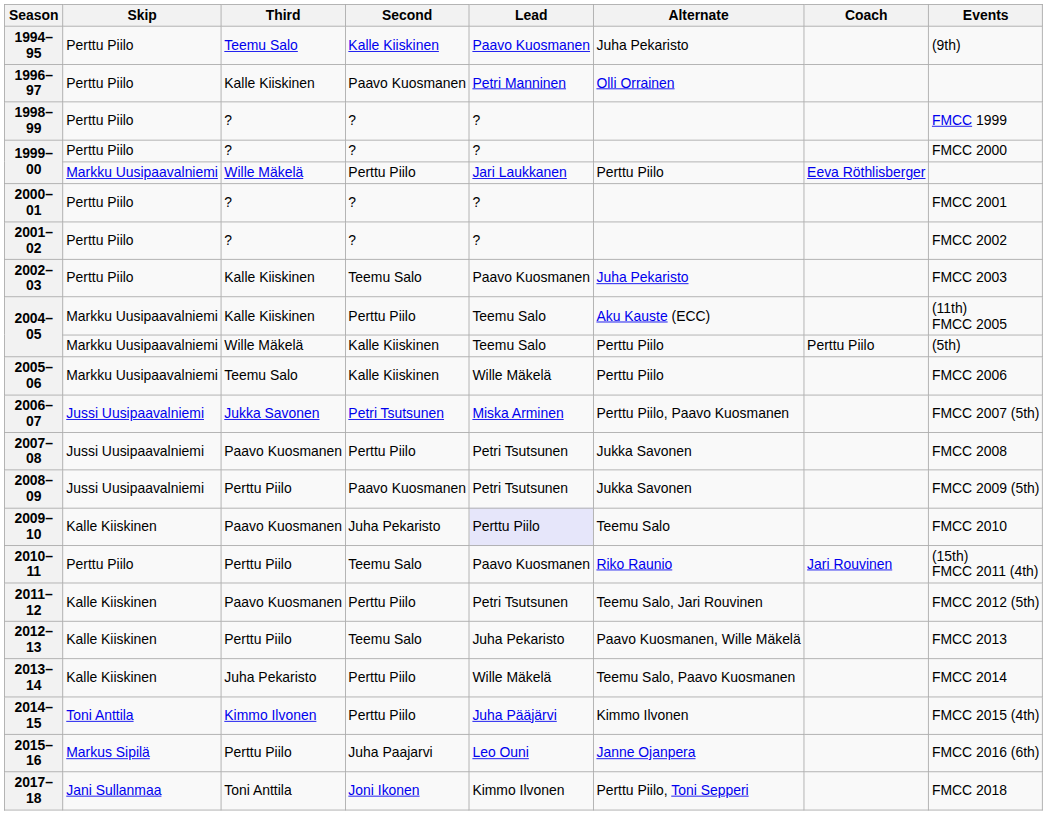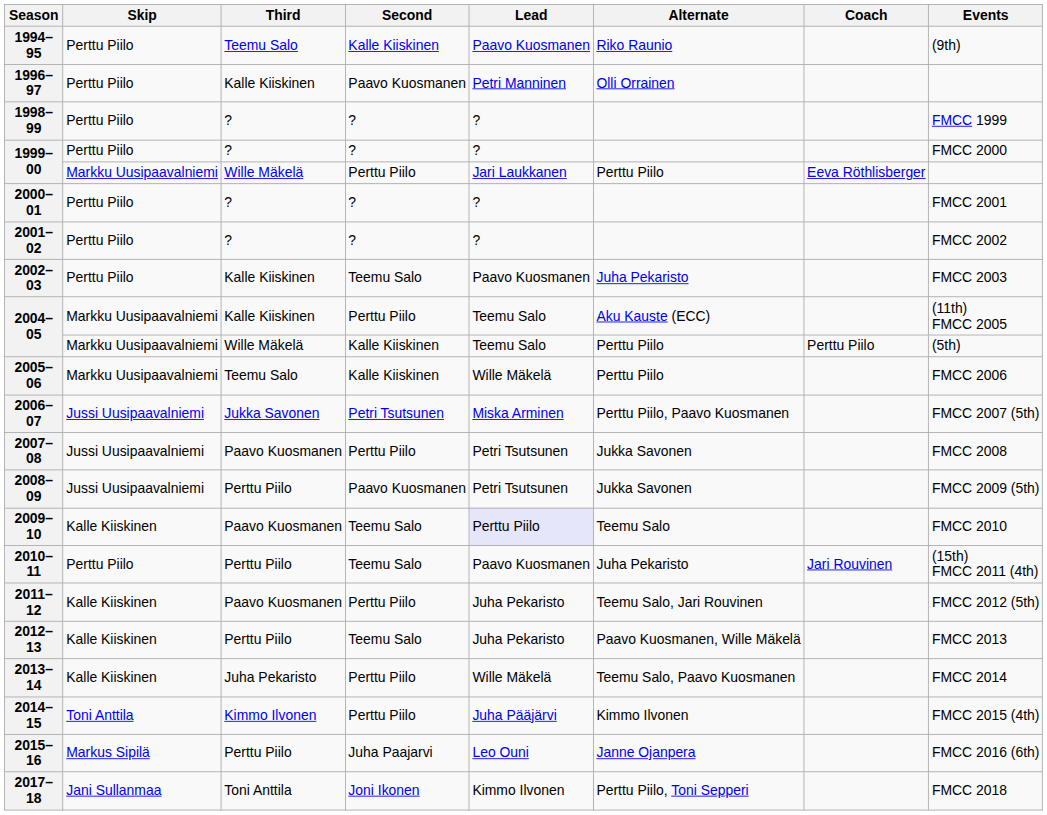(642, 45) Juha Pekaristo -> (634, 45) Riko Raunio
(394, 526) Juha Pekaristo -> (385, 526) Teemu Salo
(634, 564) Riko Raunio -> (642, 564) Juha Pekaristo
(520, 602) Petri Tsutsunen -> (518, 602) Juha Pekaristo
